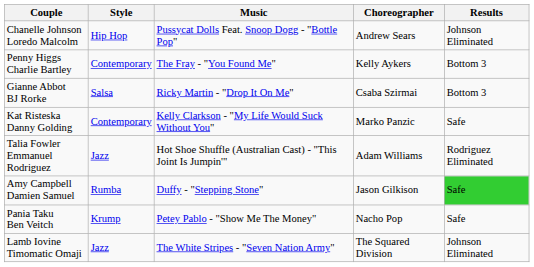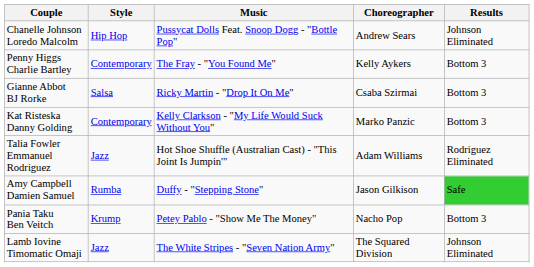(456, 121) Safe -> (467, 121) Bottom 3
(456, 219) Safe -> (467, 219) Bottom 3
